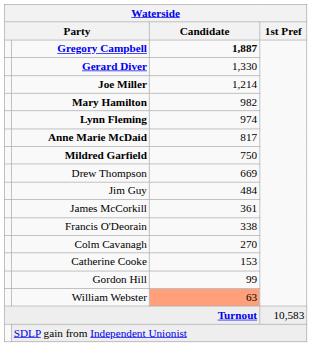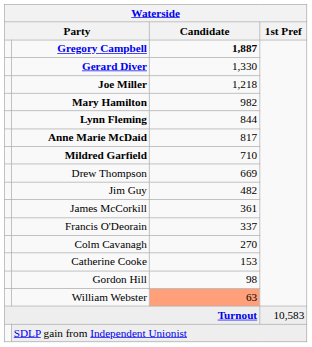(244, 84) 1,214 -> (244, 84) 1,218
(249, 119) 974 -> (249, 119) 844
(249, 155) 750 -> (249, 155) 710
(249, 191) 484 -> (249, 191) 482
(249, 226) 338 -> (249, 226) 337
(251, 279) 99 -> (251, 279) 98
